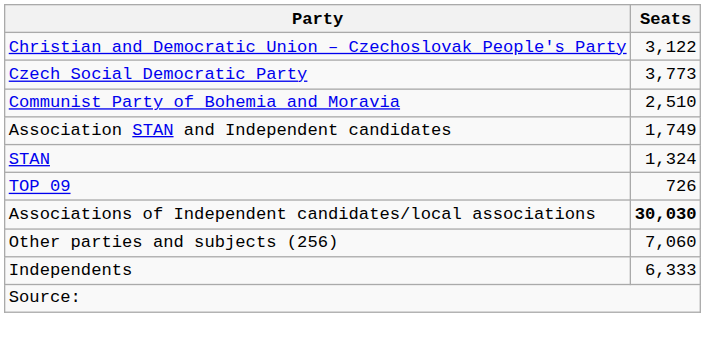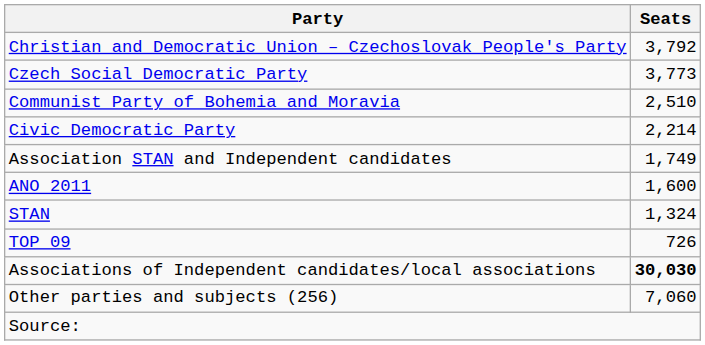(671, 47) 3,122 -> (671, 47) 3,792
+ row: (122, 131)
+ row: (50, 186)
- row: (71, 270)
